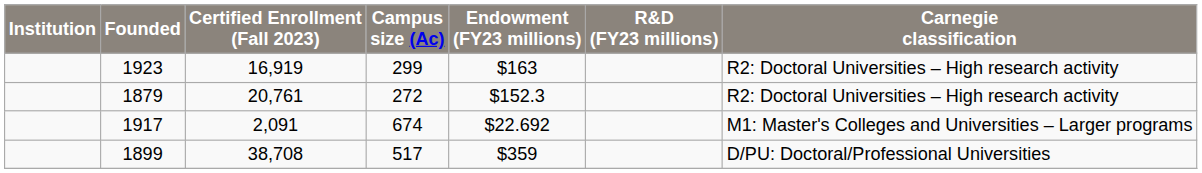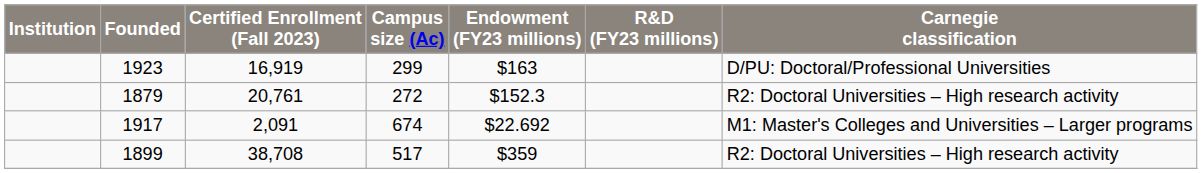(923, 67) R2: Doctoral Universities – High research activity -> (889, 67) D/PU: Doctoral/Professional Universities
(889, 153) D/PU: Doctoral/Professional Universities -> (923, 153) R2: Doctoral Universities – High research activity
